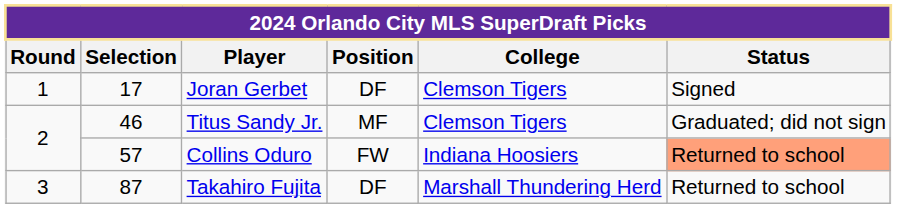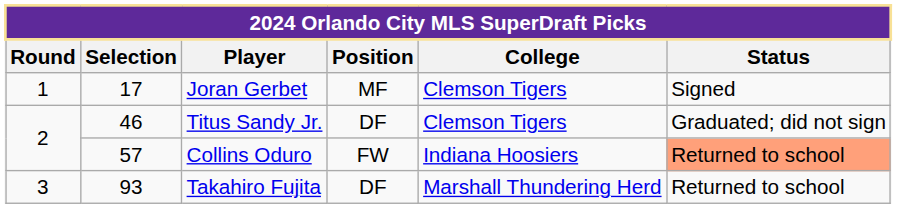(373, 89) DF -> (373, 89) MF
(373, 122) MF -> (373, 122) DF
(131, 188) 87 -> (131, 188) 93
